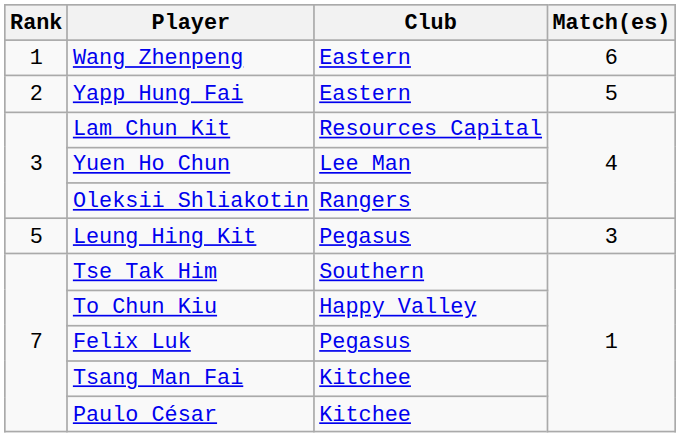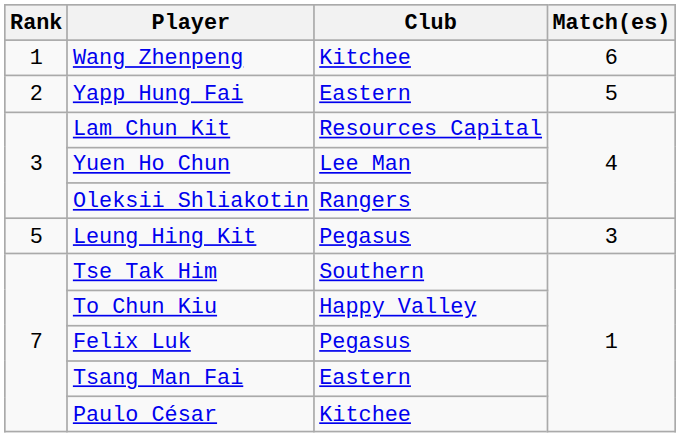(365, 58) Eastern -> (365, 58) Kitchee
(365, 379) Kitchee -> (365, 379) Eastern
